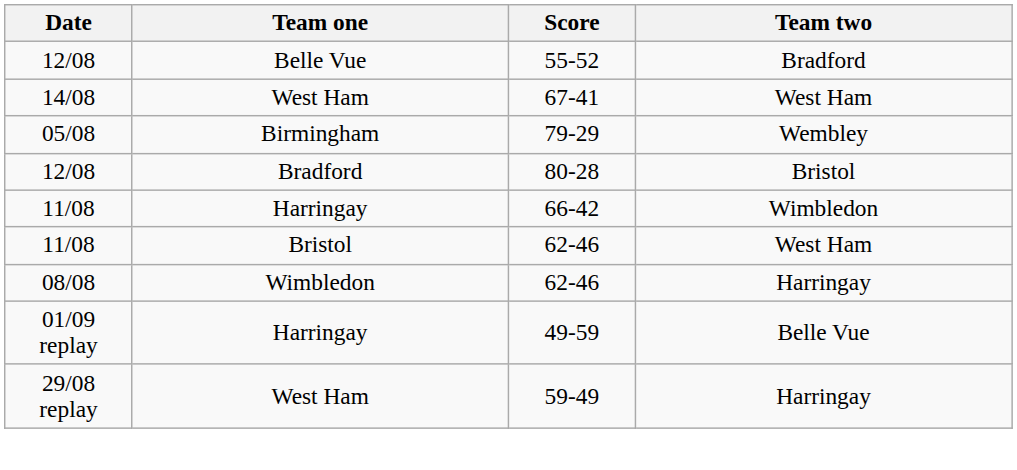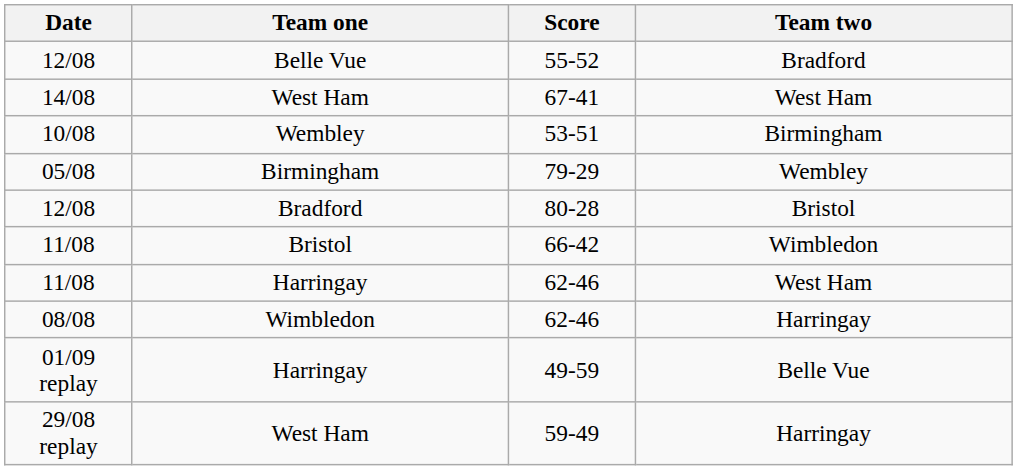+ row: (69, 134)
(320, 208) Harringay -> (320, 245) Bristol
(320, 245) Bristol -> (320, 282) Harringay
